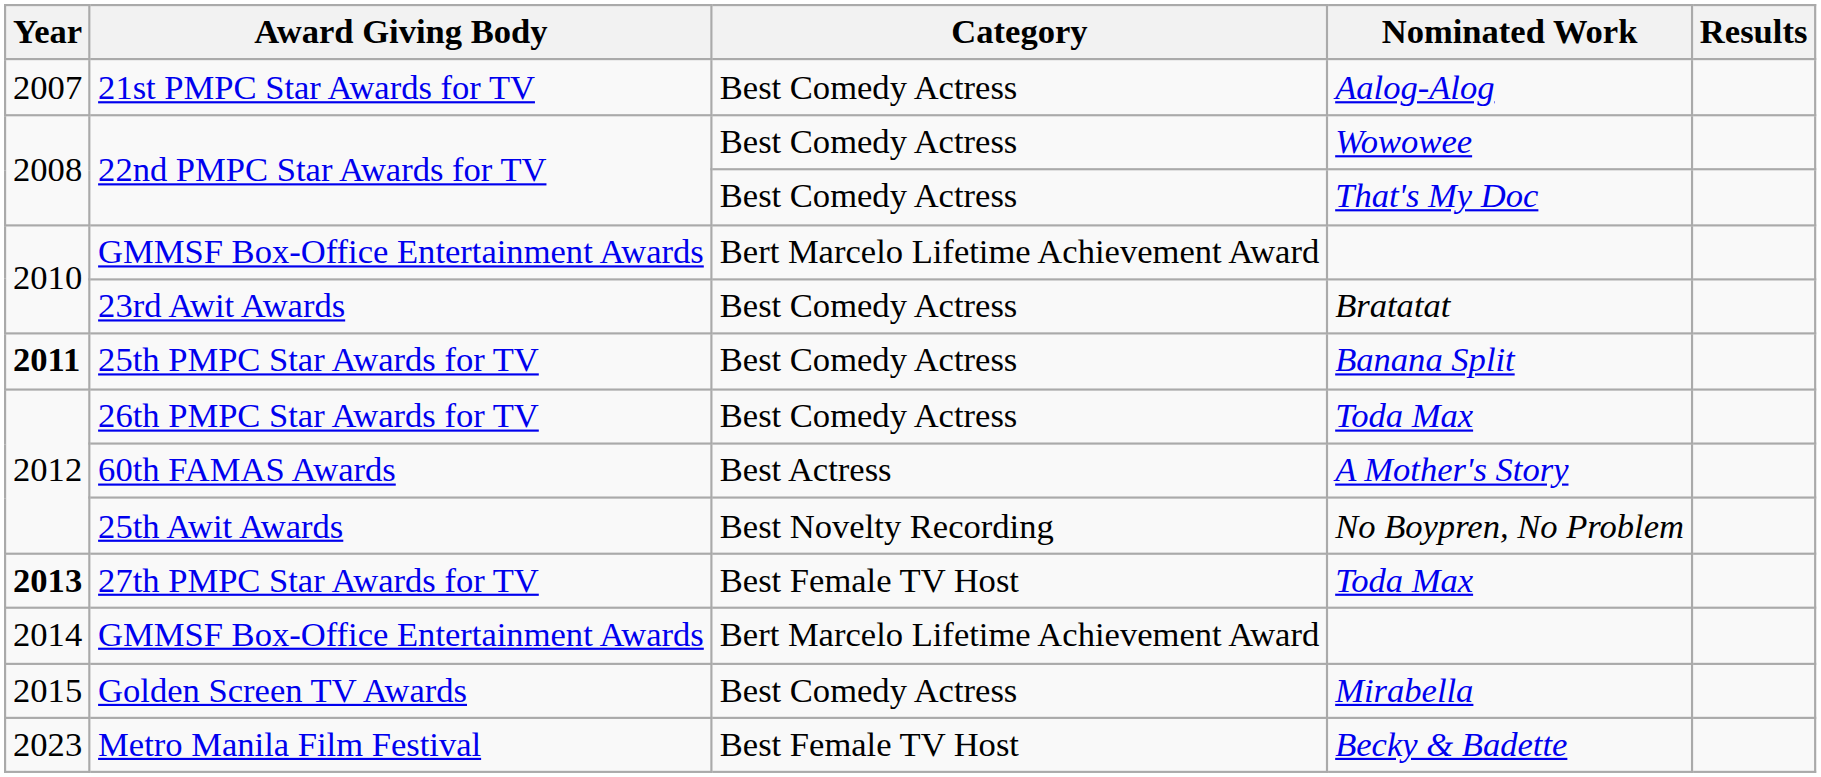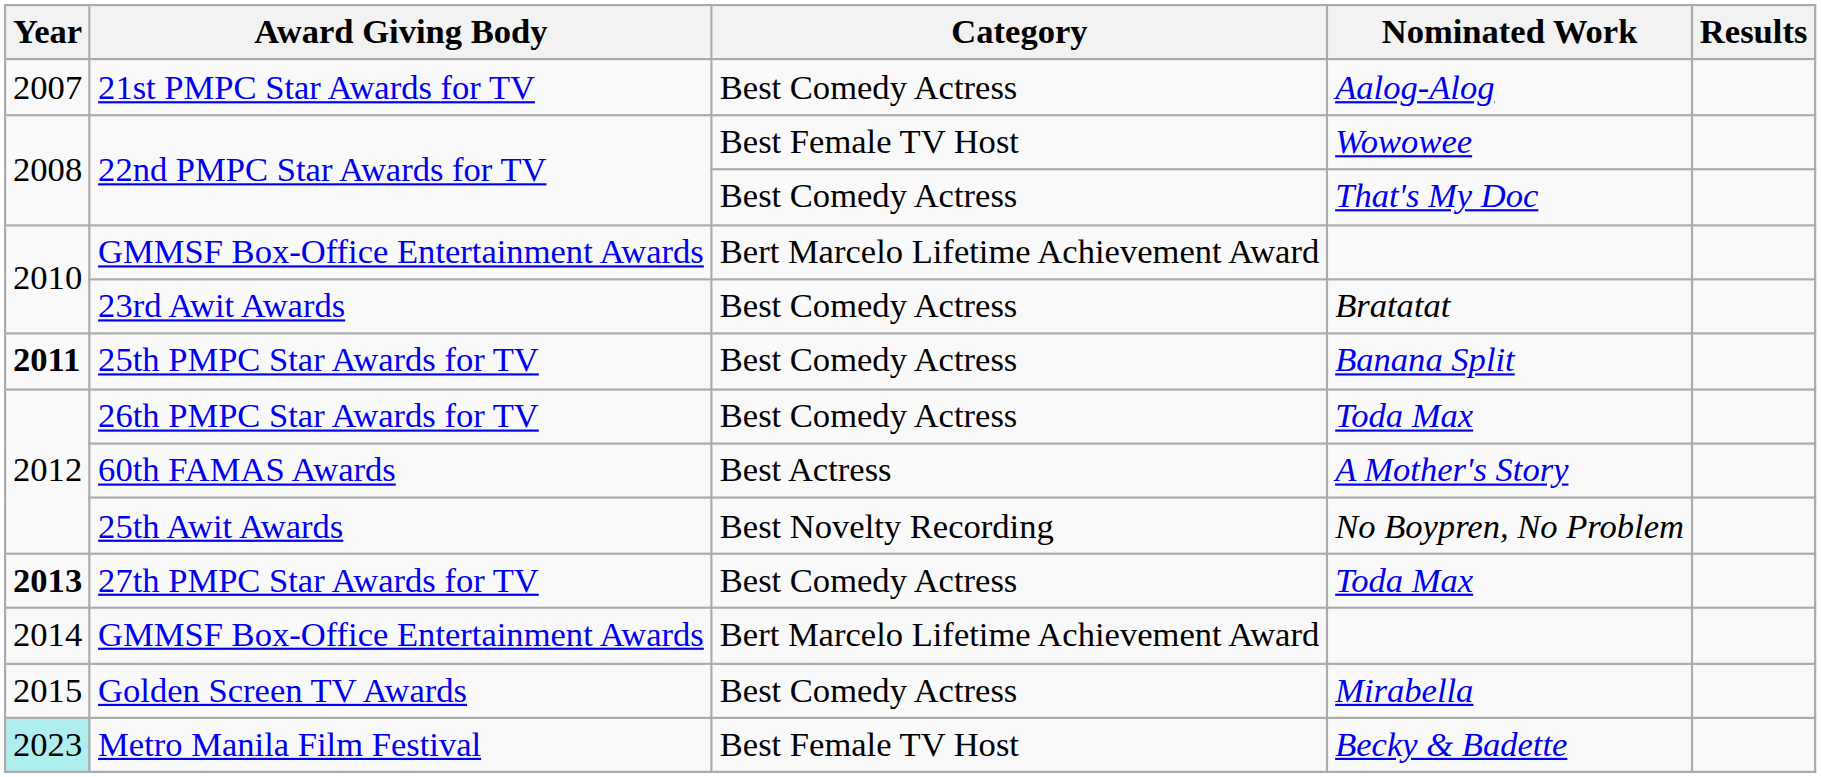(869, 141) Best Comedy Actress -> (869, 141) Best Female TV Host
(869, 580) Best Female TV Host -> (869, 580) Best Comedy Actress
(48, 744) no background -> (48, 744) paleturquoise background
